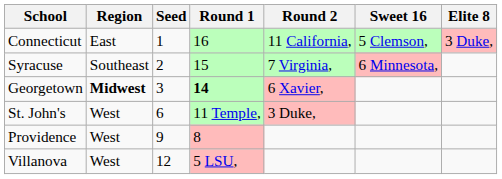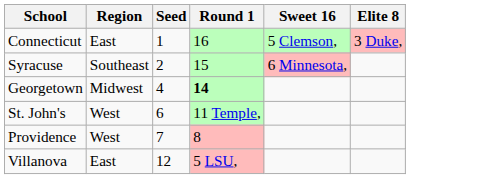- column: (310, 16)
(118, 88) bold -> (116, 88) normal
(160, 88) 3 -> (160, 88) 4
(160, 137) 9 -> (160, 137) 7
(105, 161) West -> (103, 161) East
